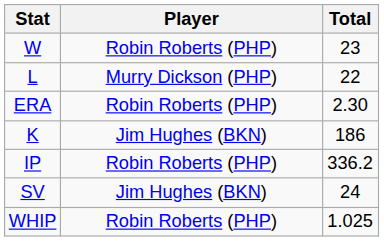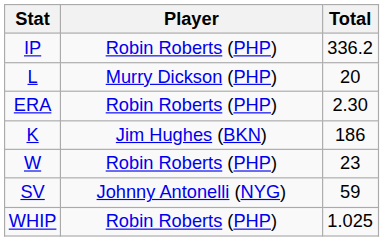rows swapped: (33, 47) <-> (33, 163)
(350, 76) 22 -> (350, 76) 20
(191, 192) Jim Hughes (BKN) -> (191, 192) Johnny Antonelli (NYG)
(350, 192) 24 -> (350, 192) 59
